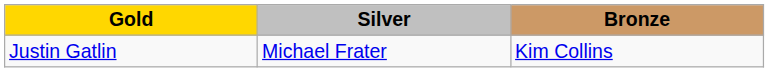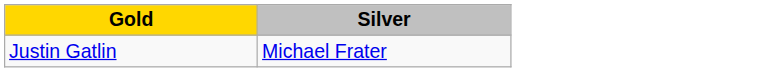- column: (637, 19)
